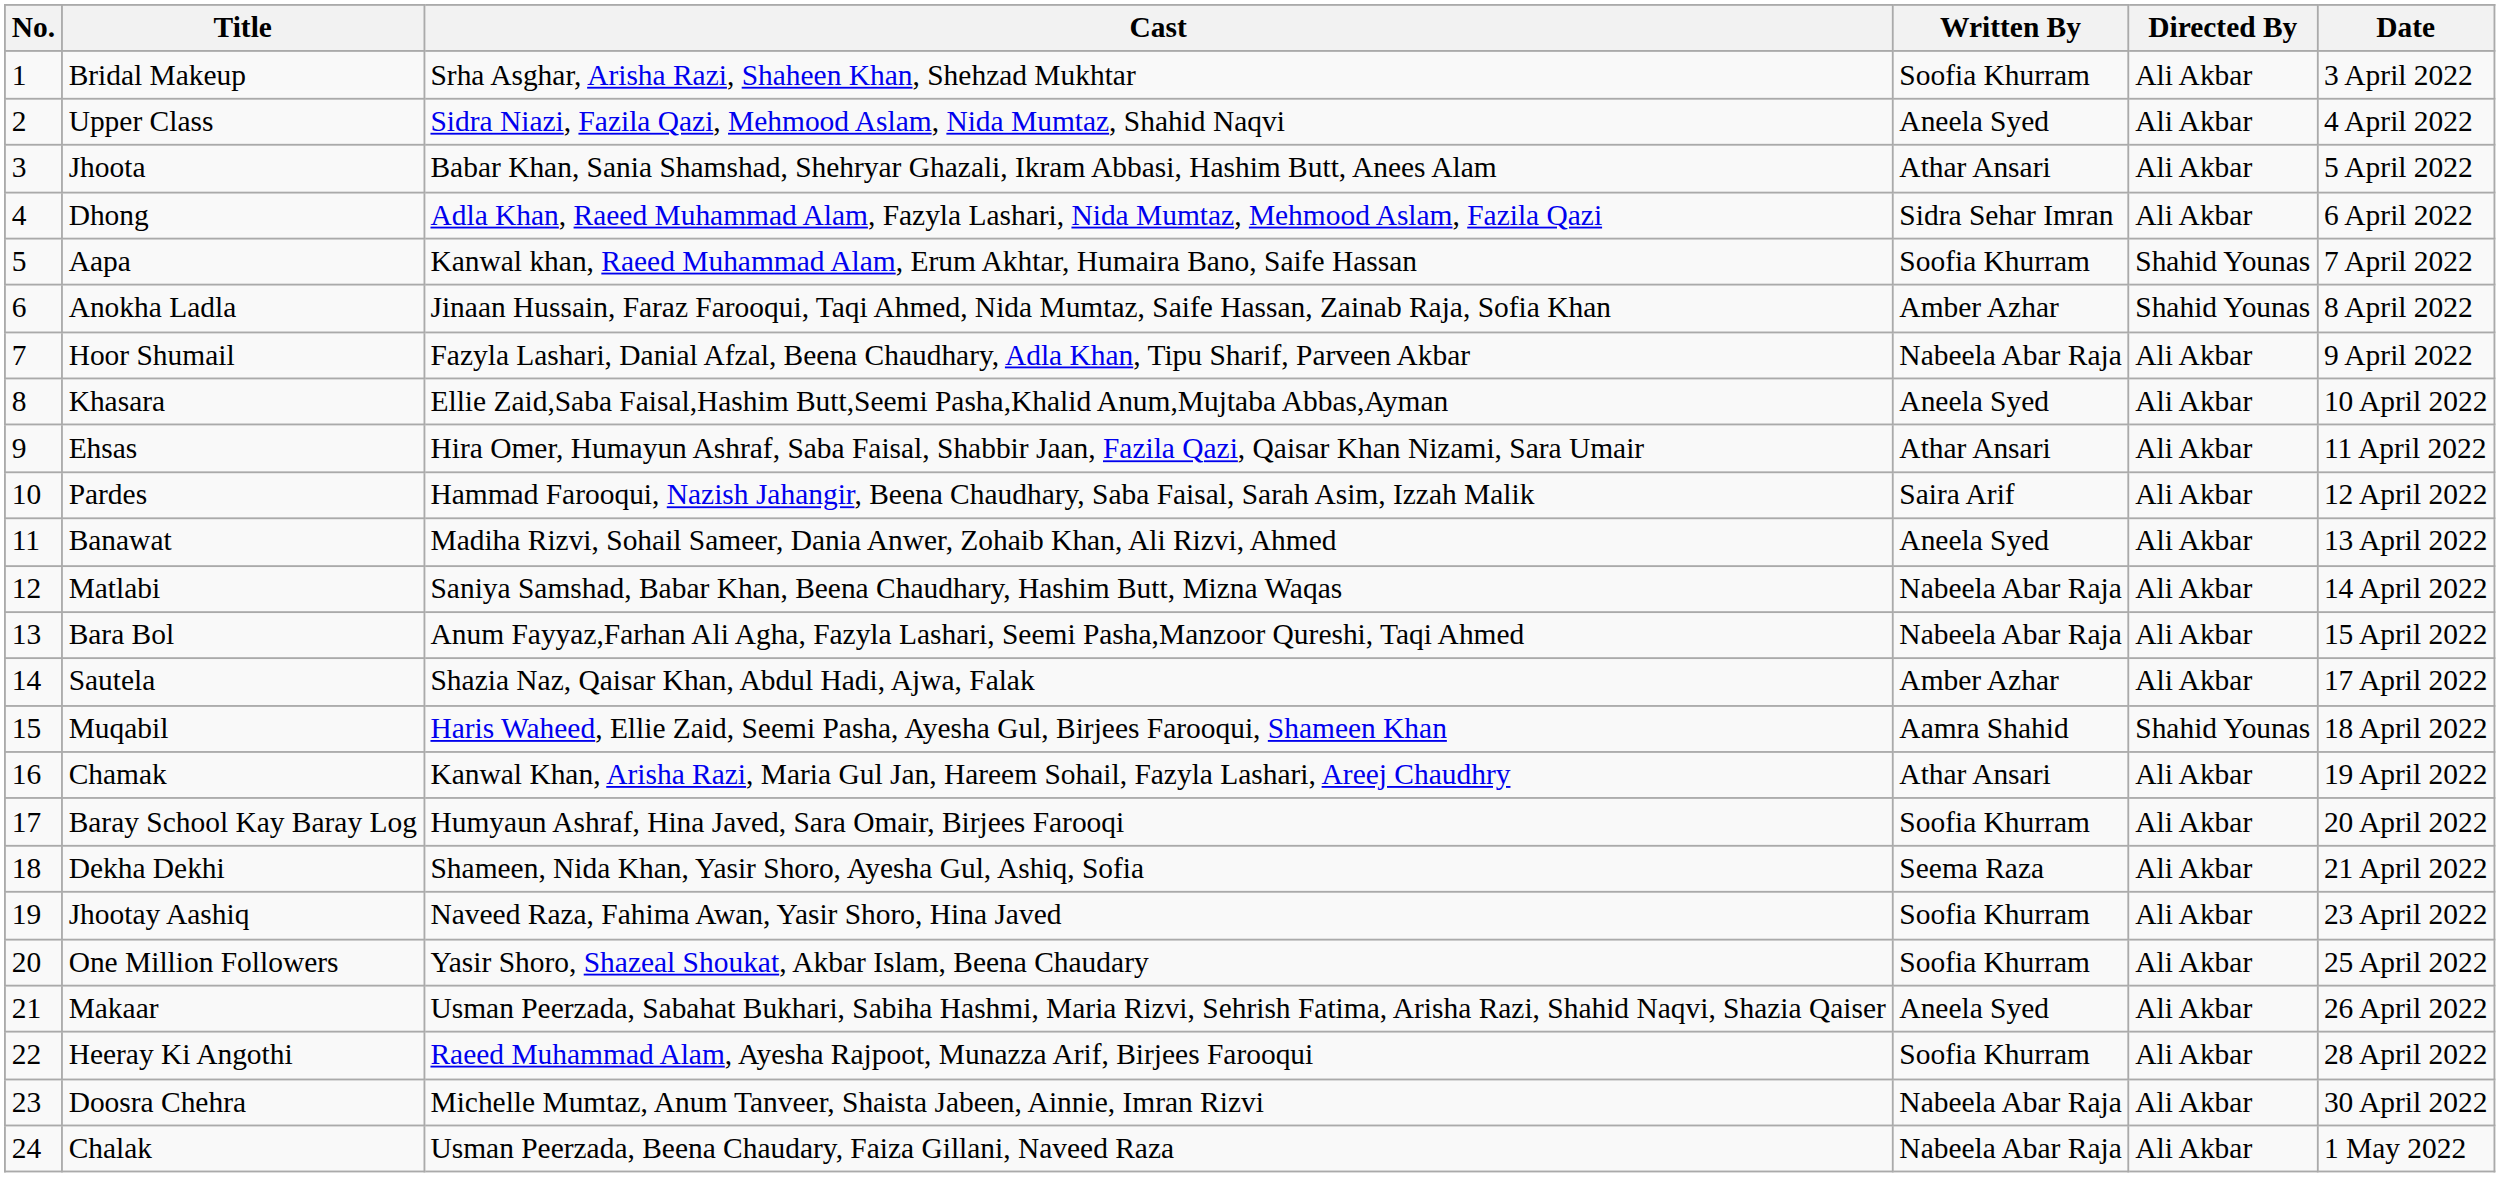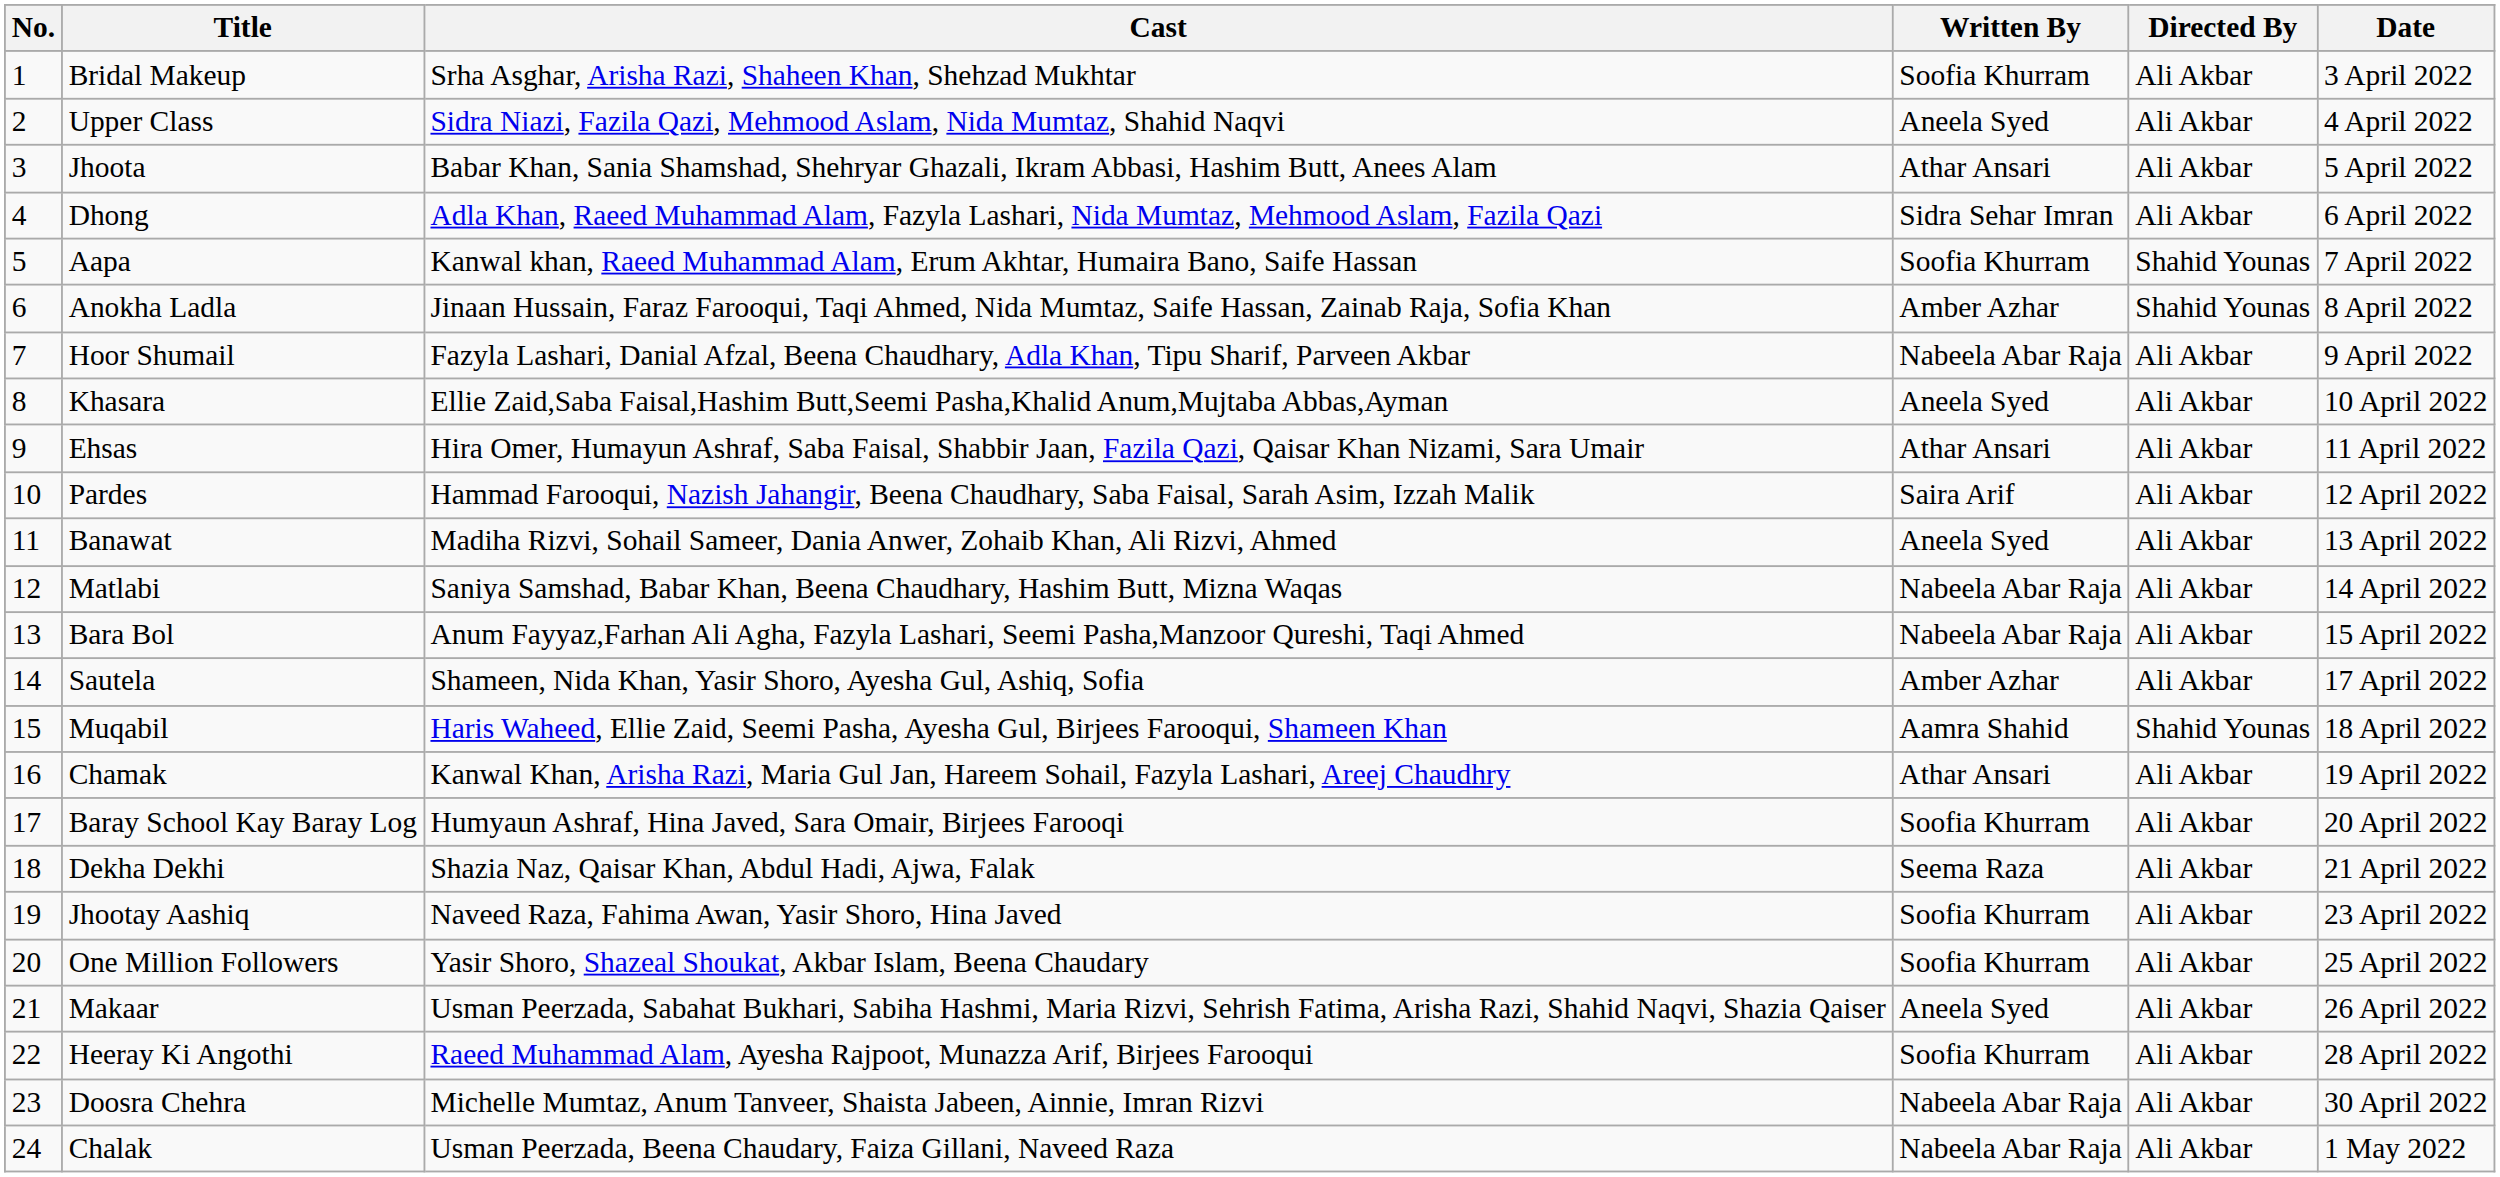(733, 681) Shazia Naz, Qaisar Khan, Abdul Hadi, Ajwa, Falak -> (787, 681) Shameen, Nida Khan, Yasir Shoro, Ayesha Gul, Ashiq, Sofia
(787, 868) Shameen, Nida Khan, Yasir Shoro, Ayesha Gul, Ashiq, Sofia -> (733, 868) Shazia Naz, Qaisar Khan, Abdul Hadi, Ajwa, Falak
